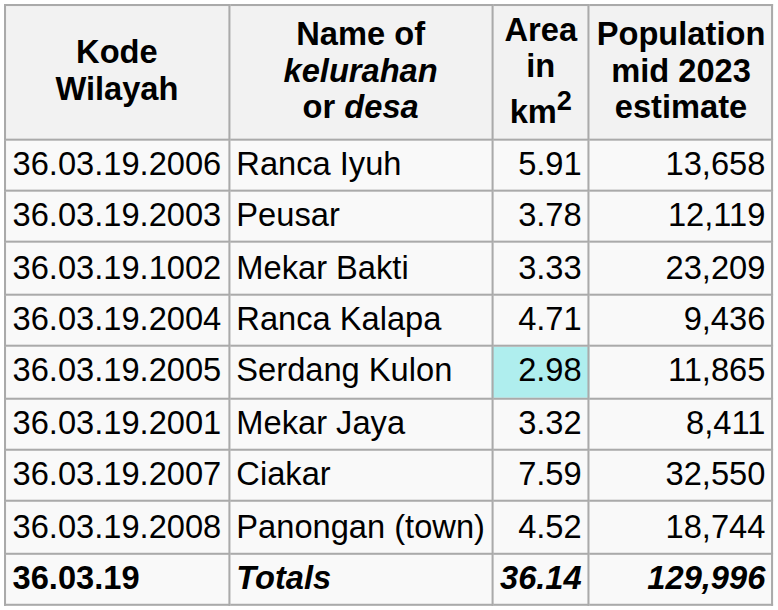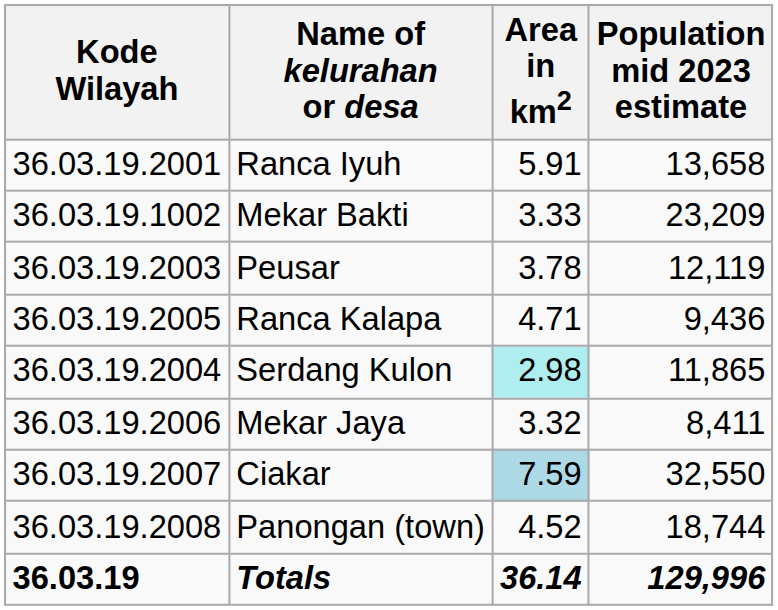(117, 164) 36.03.19.2006 -> (117, 164) 36.03.19.2001
rows swapped: (322, 267) <-> (288, 216)
(117, 319) 36.03.19.2004 -> (117, 319) 36.03.19.2005
(117, 371) 36.03.19.2005 -> (117, 371) 36.03.19.2004
(117, 423) 36.03.19.2001 -> (117, 423) 36.03.19.2006
(550, 475) no background -> (550, 475) lightblue background
